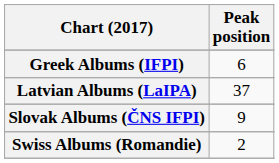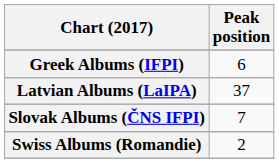(242, 117) 9 -> (242, 117) 7
